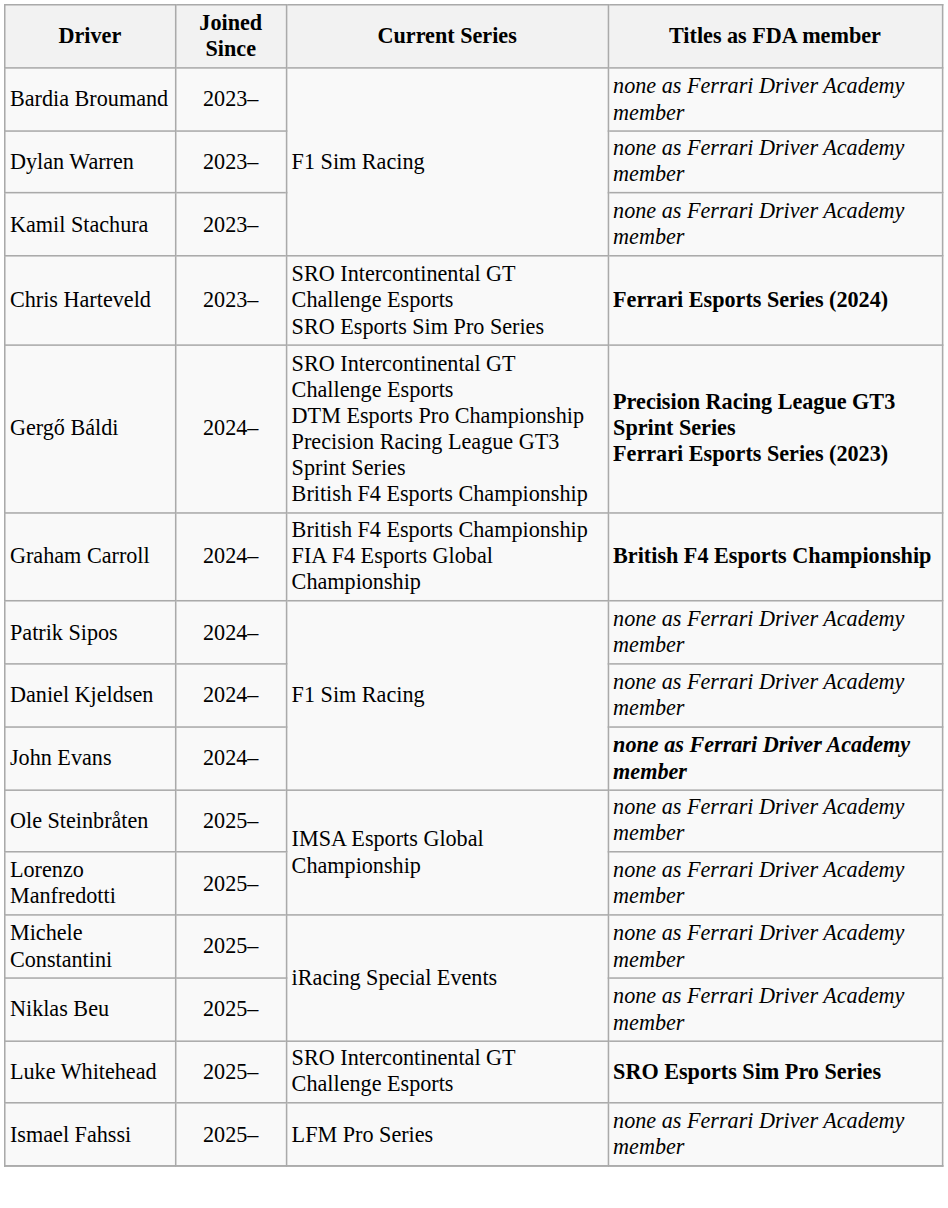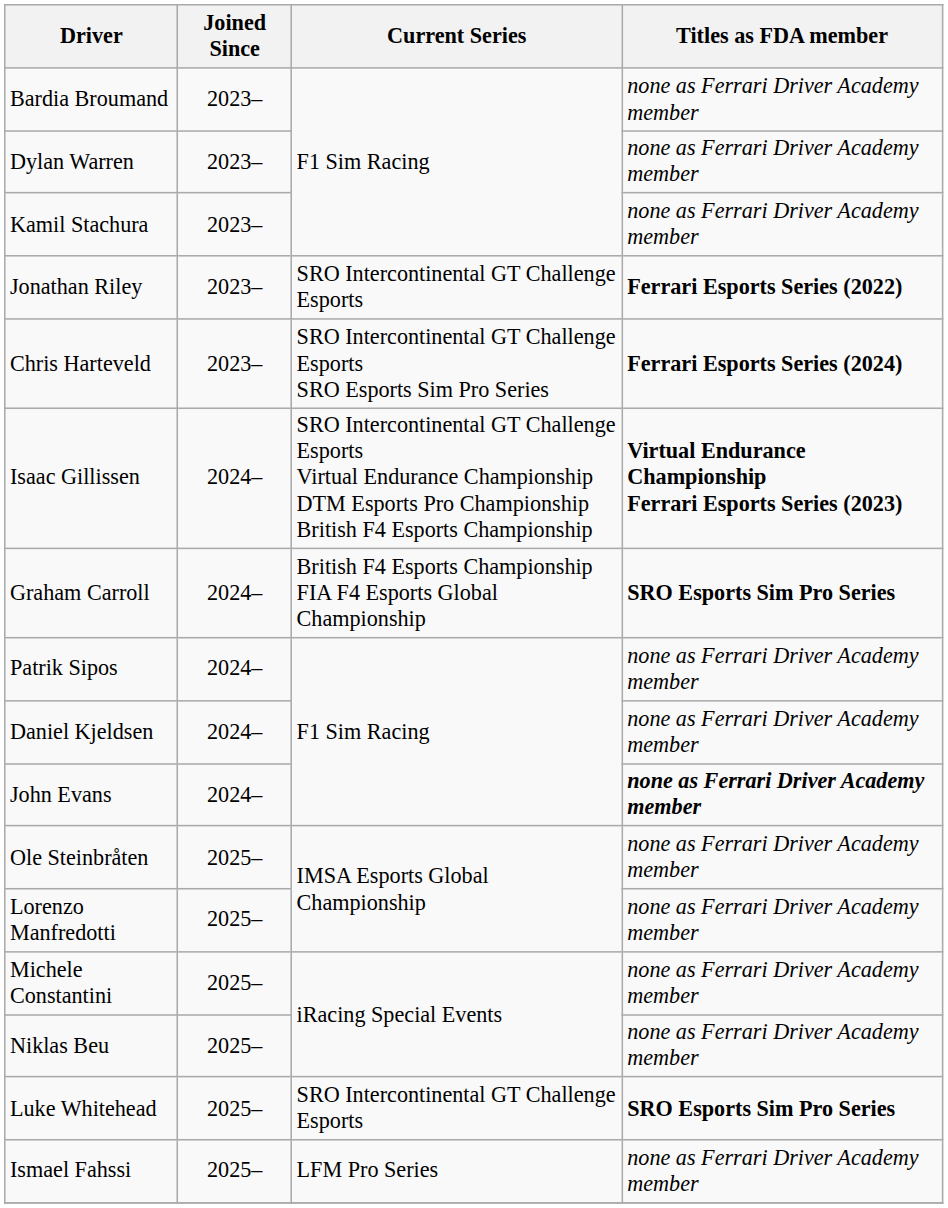+ row: (76, 287)
+ row: (75, 478)
- row: (64, 428)
(772, 556) British F4 Esports Championship -> (761, 593) SRO Esports Sim Pro Series
